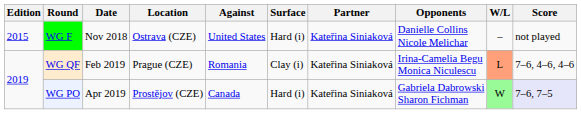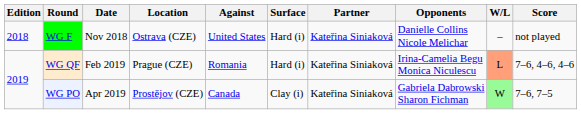(18, 36) 2015 -> (18, 36) 2018
(287, 65) Clay (i) -> (287, 65) Hard (i)
(287, 94) Hard (i) -> (287, 94) Clay (i)
(534, 94) lavender background -> (534, 94) no background
